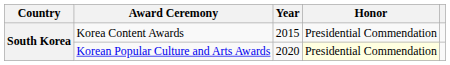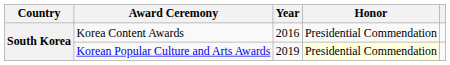(288, 32) 2015 -> (288, 32) 2016
(288, 51) 2020 -> (288, 51) 2019
